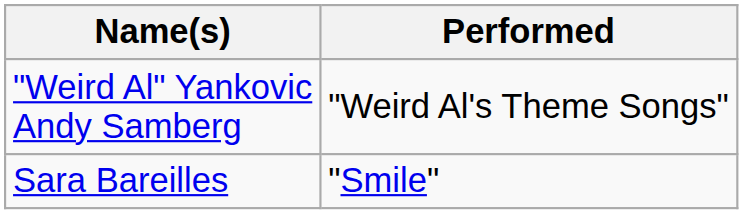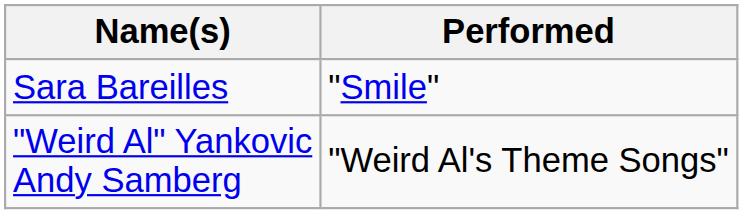rows swapped: (163, 106) <-> (121, 180)
